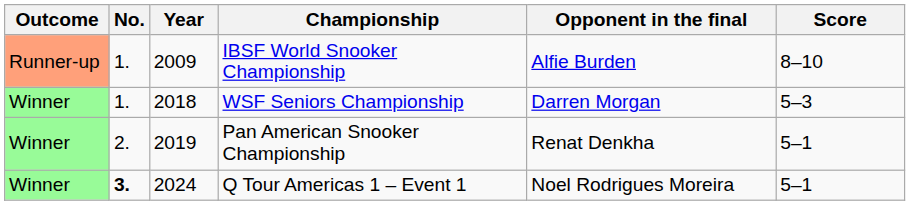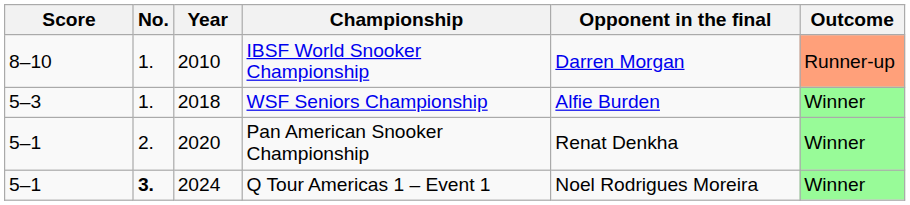columns swapped: (57, 19) <-> (840, 19)
(175, 60) 2009 -> (199, 60) 2010
(584, 60) Alfie Burden -> (620, 60) Darren Morgan
(596, 102) Darren Morgan -> (608, 102) Alfie Burden
(175, 143) 2019 -> (199, 143) 2020
